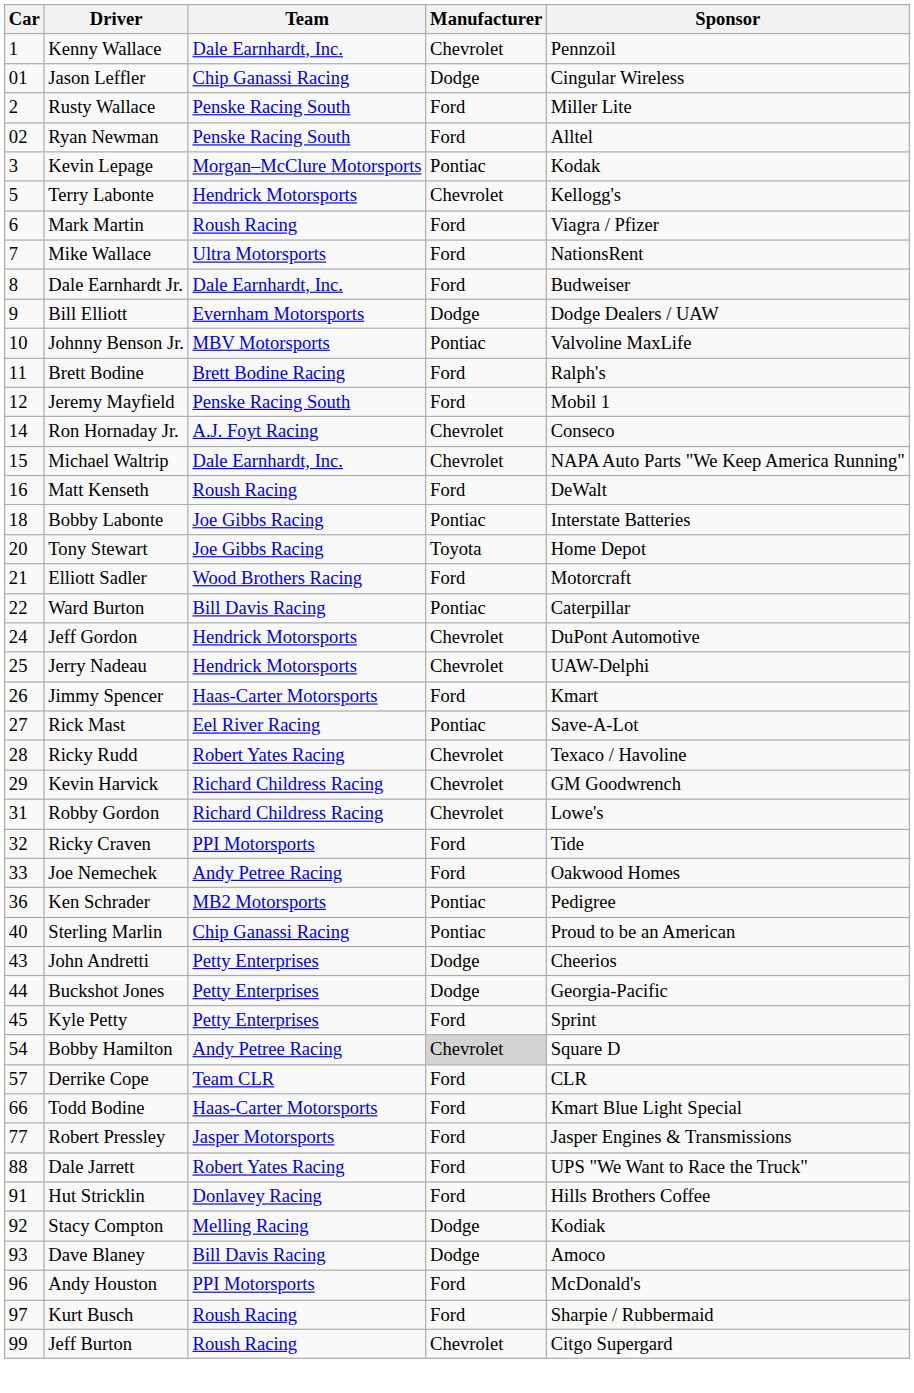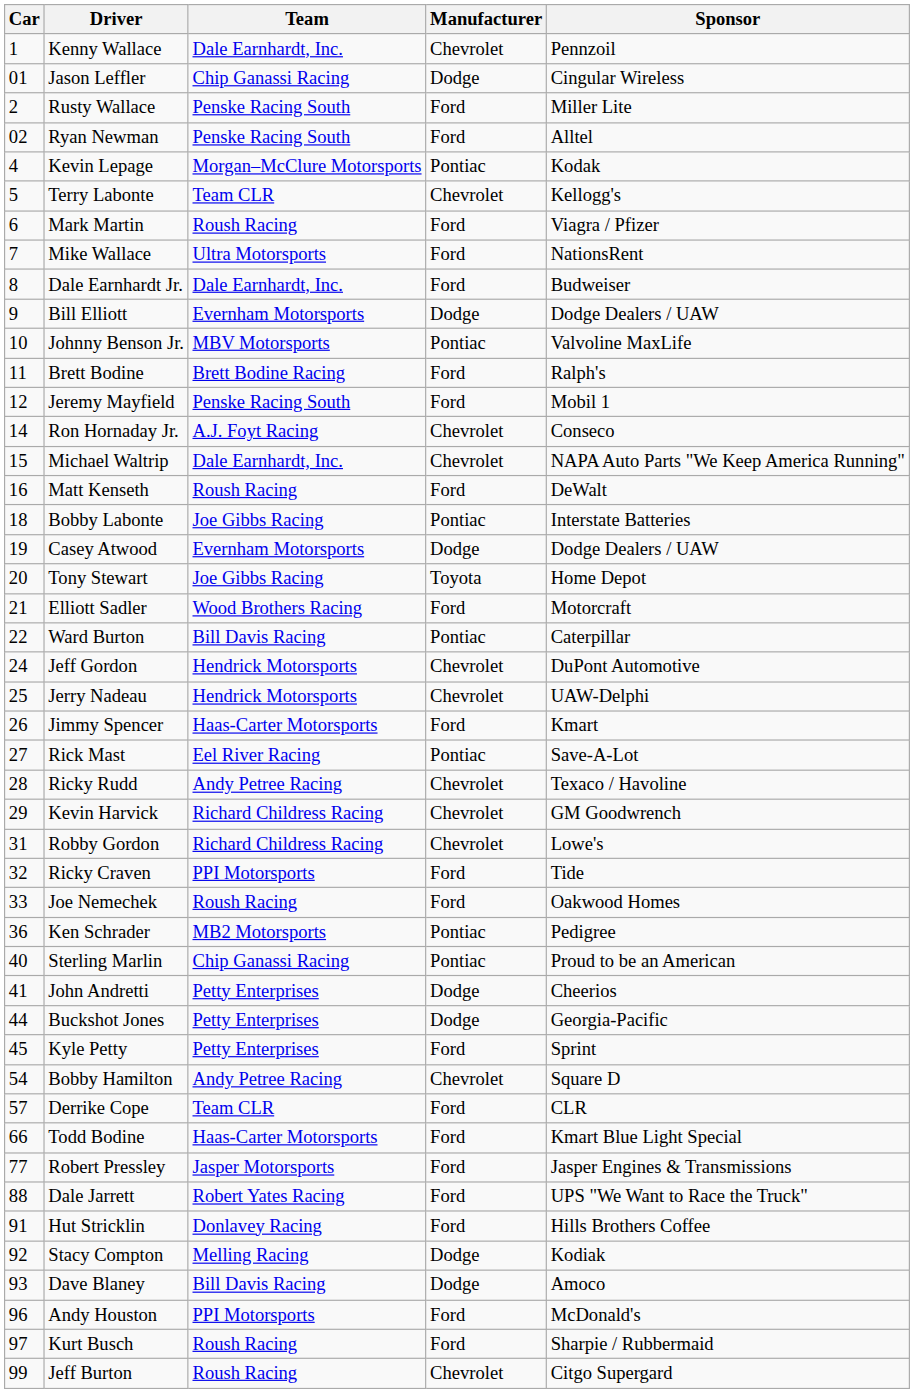(13, 166) 3 -> (13, 166) 4
(275, 195) Hendrick Motorsports -> (233, 195) Team CLR
+ row: (103, 549)
(269, 755) Robert Yates Racing -> (267, 784) Andy Petree Racing
(267, 872) Andy Petree Racing -> (245, 902) Roush Racing
(18, 961) 43 -> (18, 990) 41
(467, 1049) lightgrey background -> (467, 1078) no background
